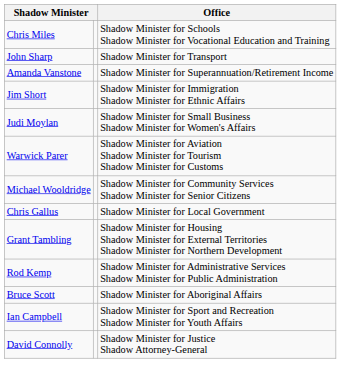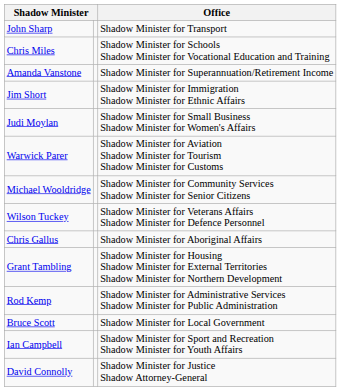rows swapped: (31, 34) <-> (30, 56)
+ row: (38, 217)
(182, 211) Shadow Minister for Local Government -> (181, 239) Shadow Minister for Aboriginal Affairs
(181, 294) Shadow Minister for Aboriginal Affairs -> (182, 322) Shadow Minister for Local Government
